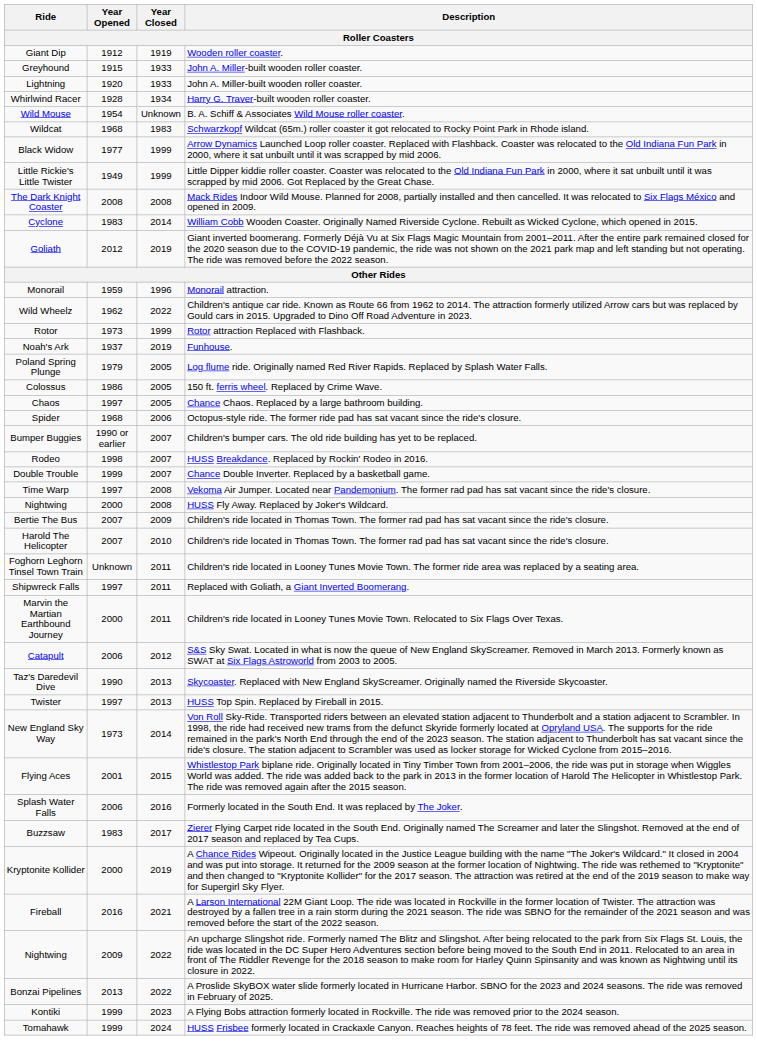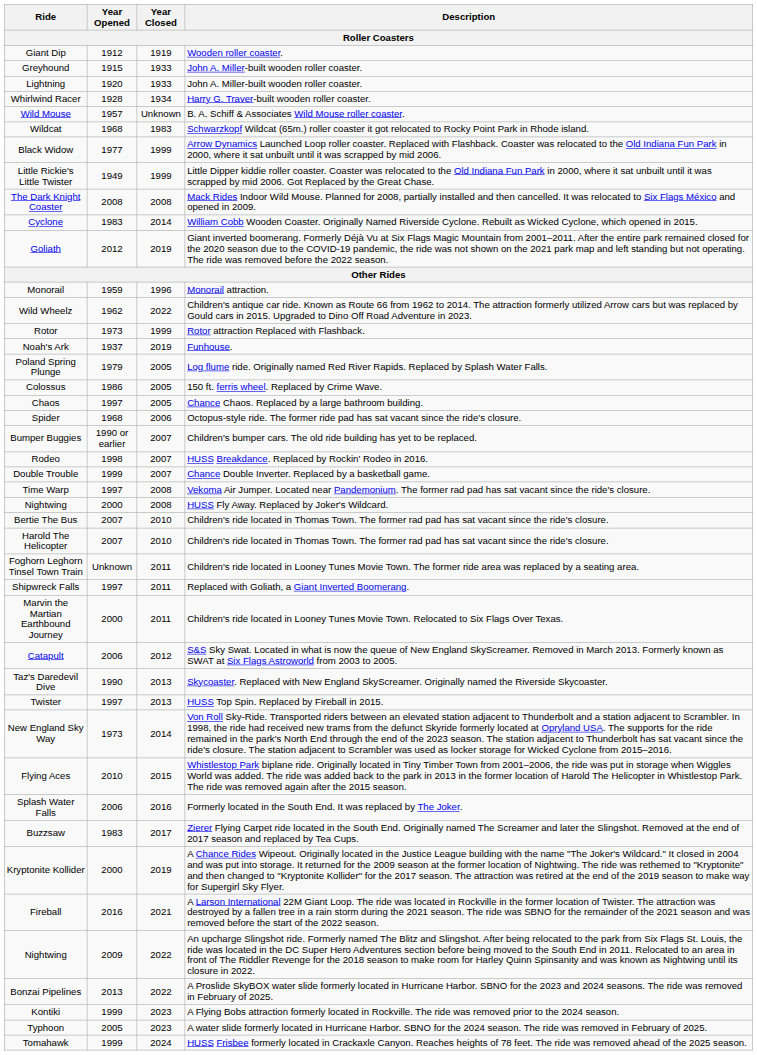(112, 114) 1954 -> (112, 114) 1957
(161, 520) 2009 -> (161, 520) 2010
(112, 776) 2001 -> (112, 776) 2010
+ row: (46, 1027)
